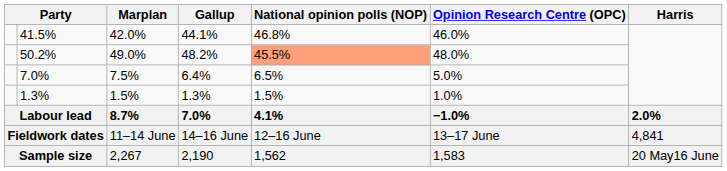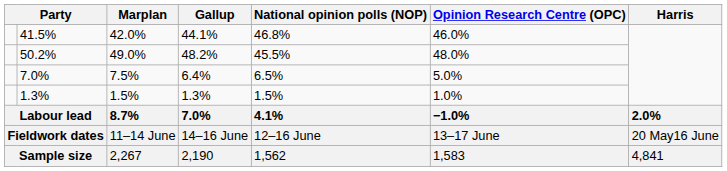(272, 55) lightsalmon background -> (272, 55) no background
(648, 136) 4,841 -> (675, 136) 20 May16 June
(675, 156) 20 May16 June -> (648, 156) 4,841
